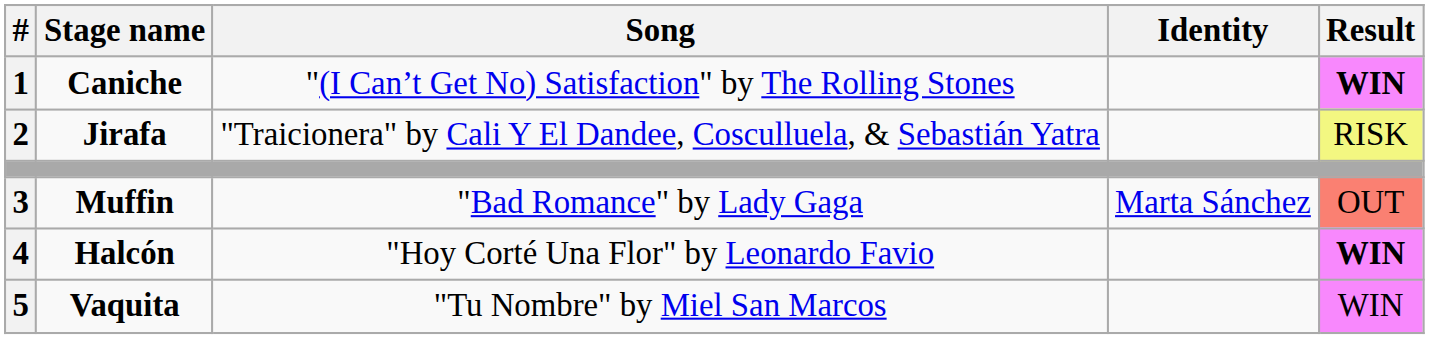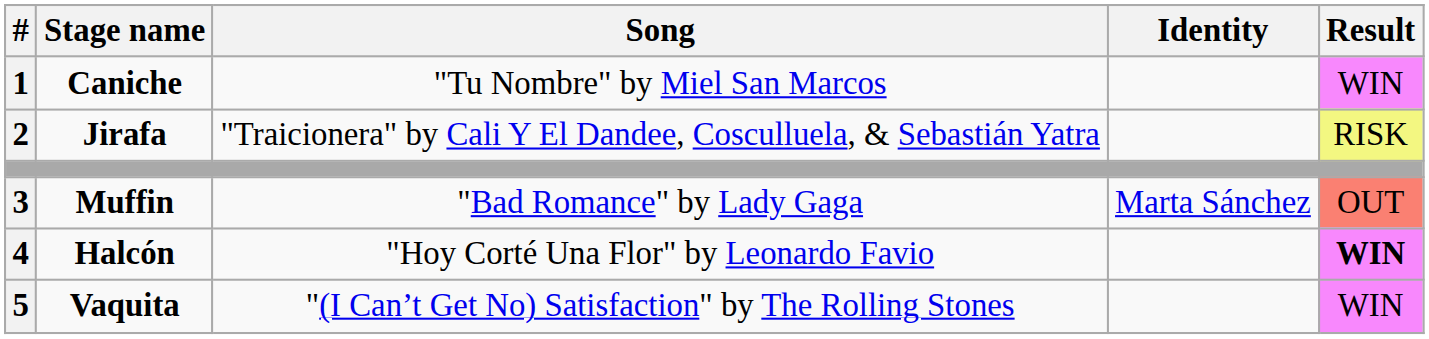(660, 82) "(I Can’t Get No) Satisfaction" by The Rolling Stones -> (660, 82) "Tu Nombre" by Miel San Marcos
(1371, 82) bold -> (1371, 82) normal
(660, 305) "Tu Nombre" by Miel San Marcos -> (660, 305) "(I Can’t Get No) Satisfaction" by The Rolling Stones
